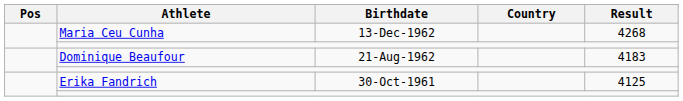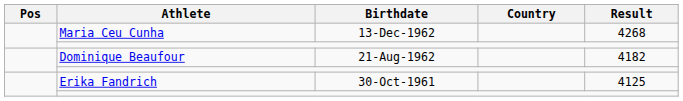(632, 57) 4183 -> (632, 57) 4182
